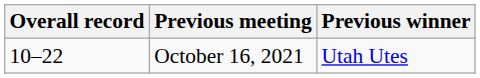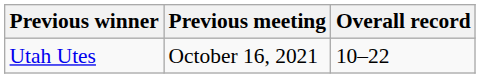columns swapped: (77, 21) <-> (396, 21)
